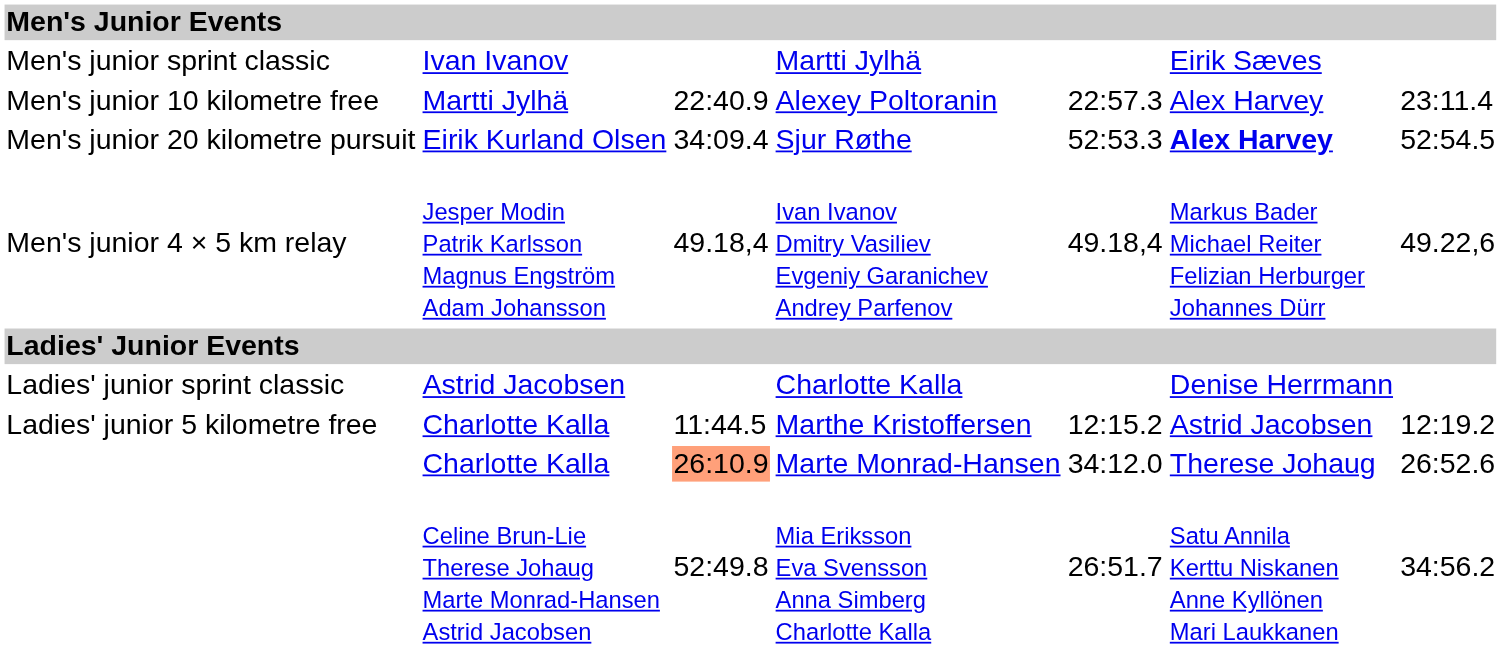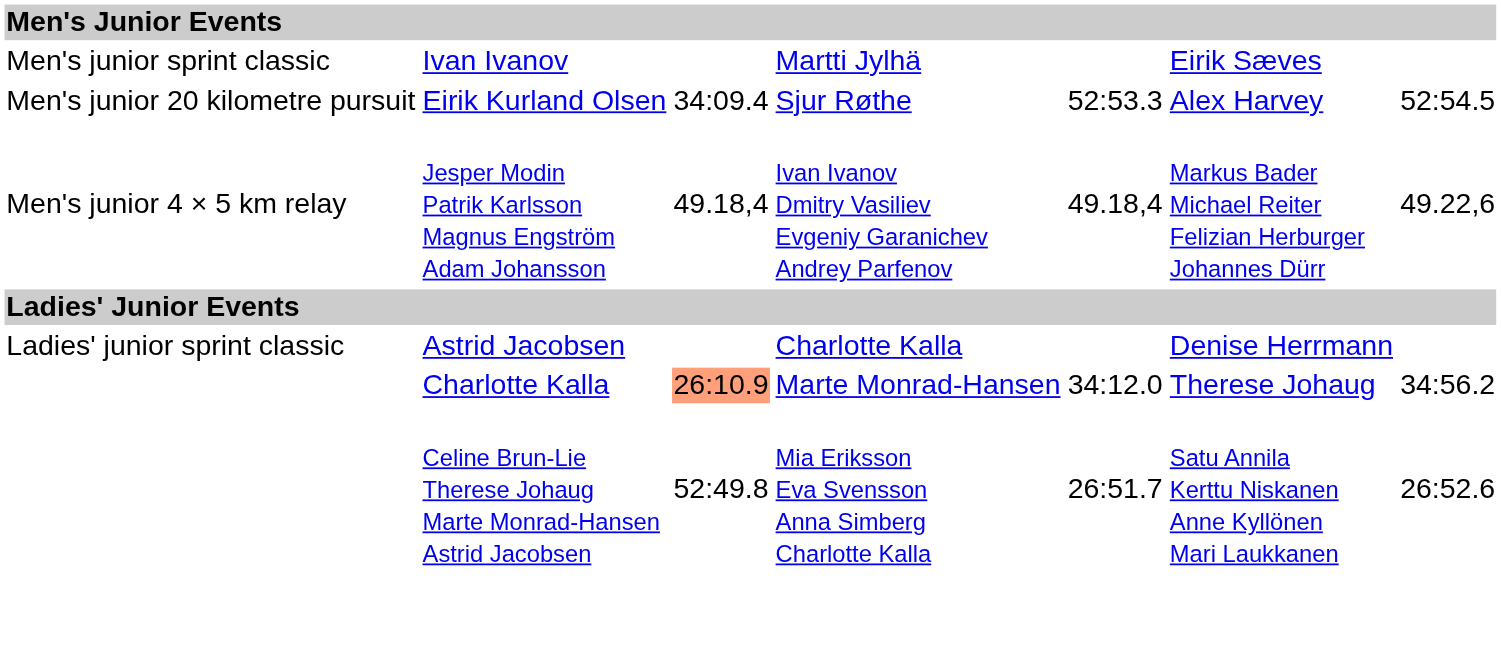- row: (886, 100)
(1251, 139) bold -> (1247, 100) normal
- row: (904, 424)
(1448, 463) 26:52.6 -> (1448, 385) 34:56.2
(1448, 566) 34:56.2 -> (1448, 488) 26:52.6
